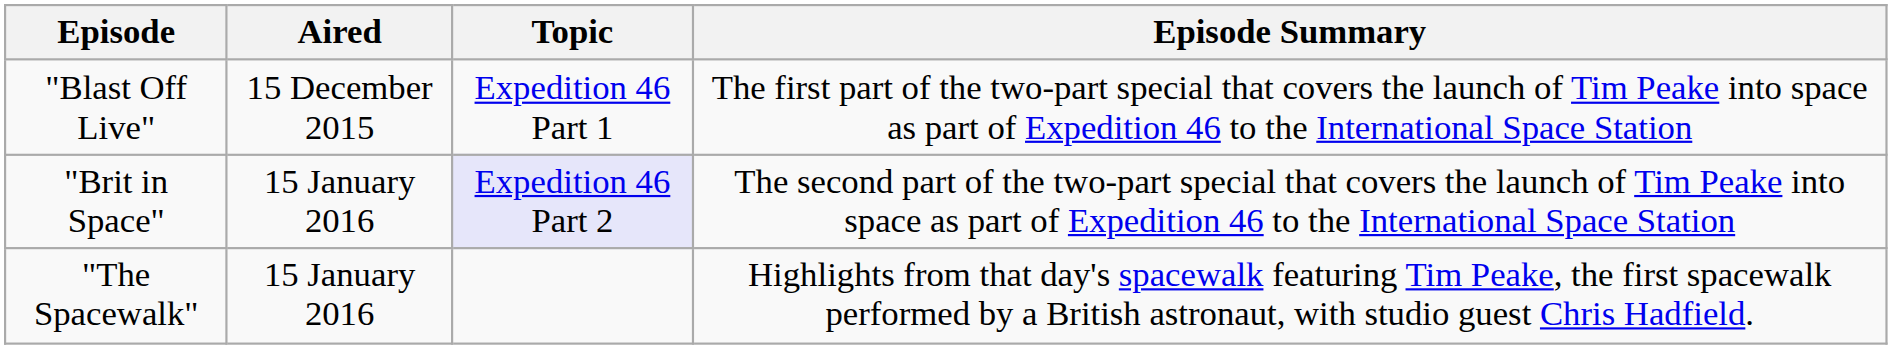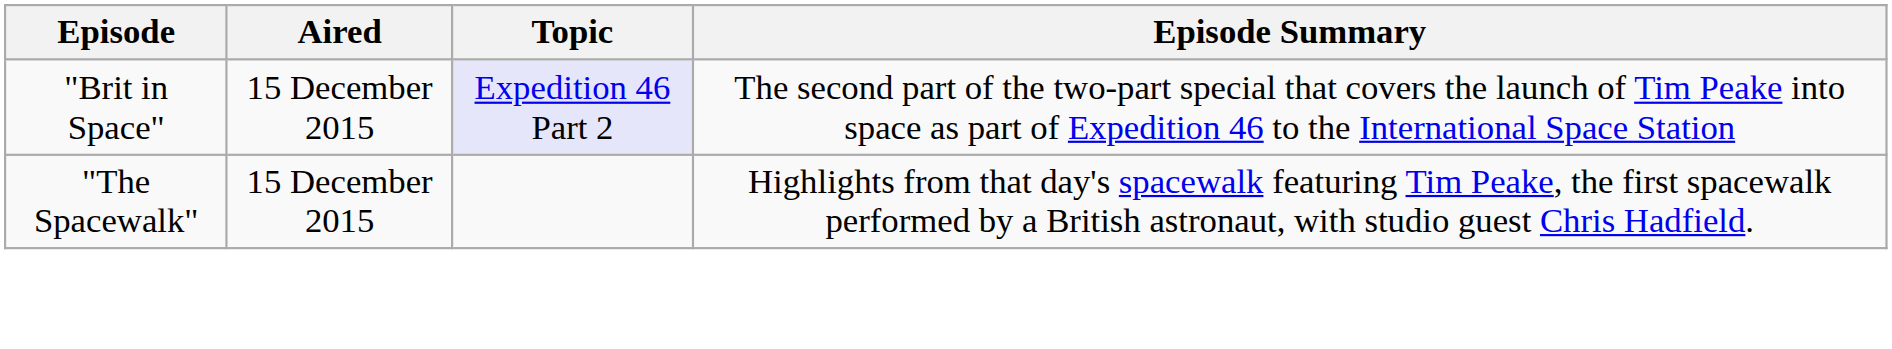- row: (116, 106)
(340, 200) 15 January 2016 -> (340, 106) 15 December 2015
(340, 294) 15 January 2016 -> (340, 200) 15 December 2015
